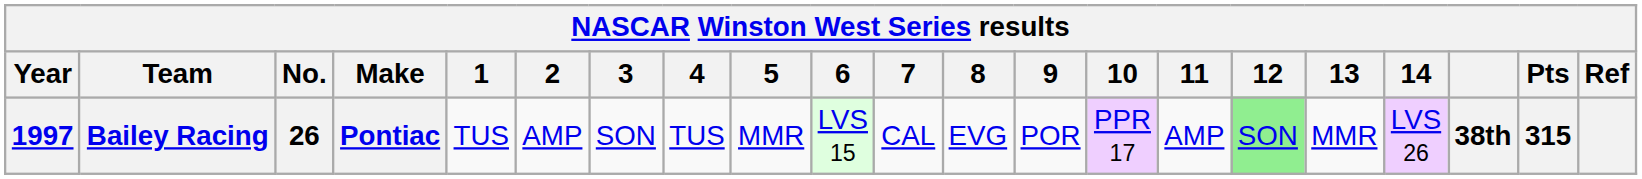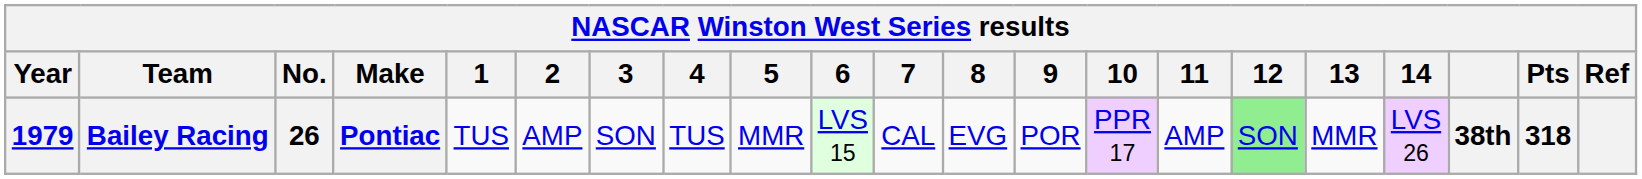(43, 136) 1997 -> (43, 136) 1979
(1548, 136) 315 -> (1548, 136) 318
